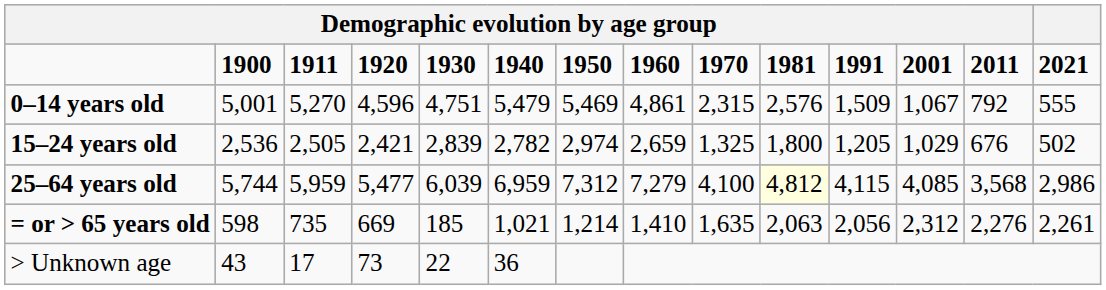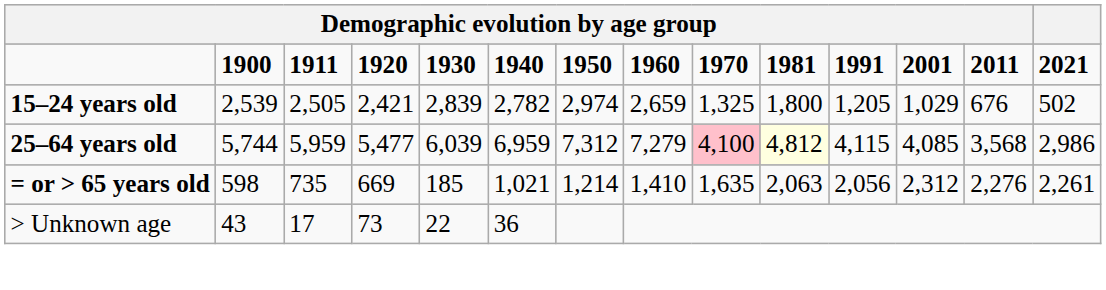- row: (87, 104)
(250, 143) 2,536 -> (250, 104) 2,539
(726, 183) no background -> (726, 143) pink background
